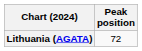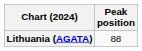(116, 38) 72 -> (116, 38) 88
